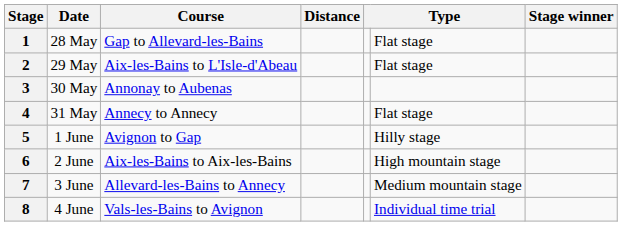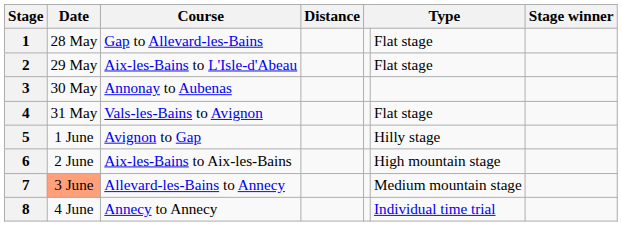(161, 112) Annecy to Annecy -> (184, 112) Vals-les-Bains to Avignon
(74, 185) no background -> (74, 185) lightsalmon background
(184, 209) Vals-les-Bains to Avignon -> (161, 209) Annecy to Annecy
